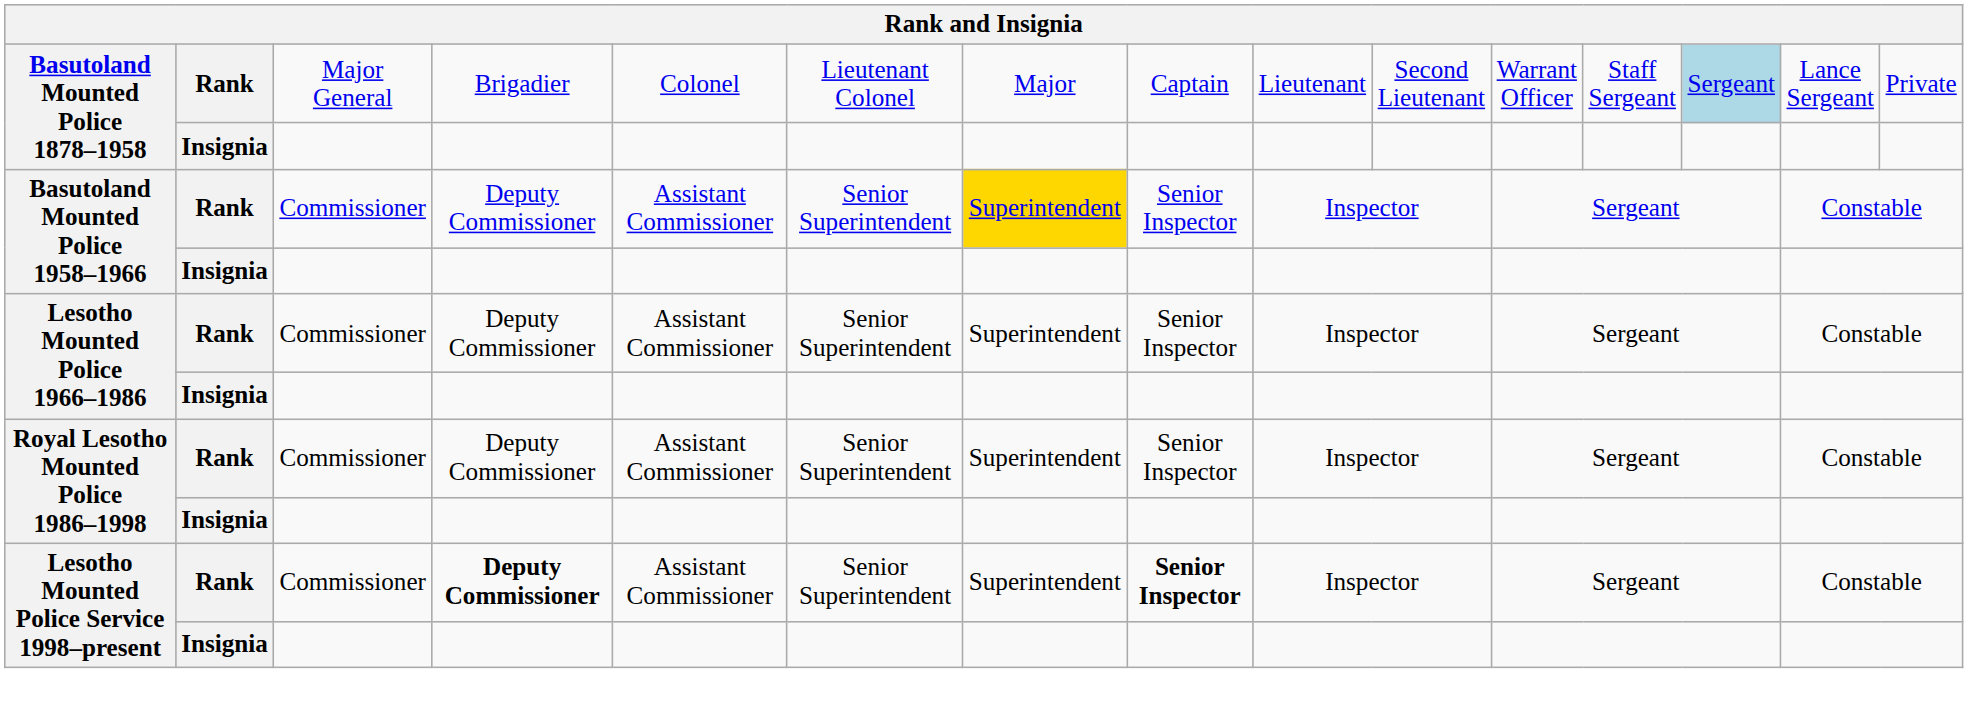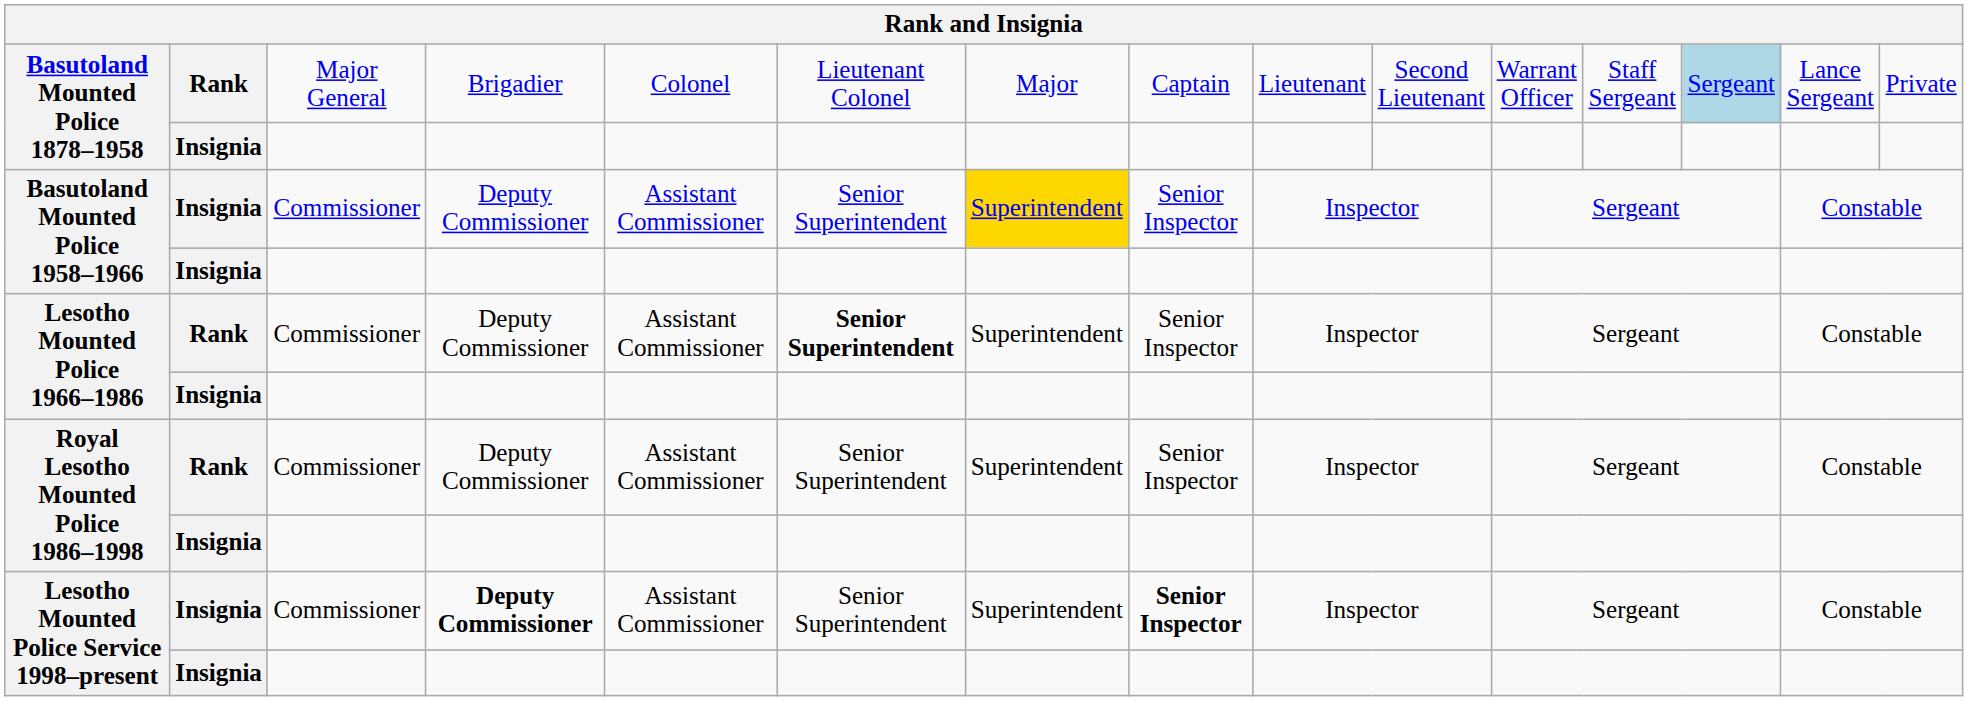(224, 208) Rank -> (219, 208) Insignia
(875, 332) normal -> (871, 332) bold
(224, 582) Rank -> (219, 610) Insignia
